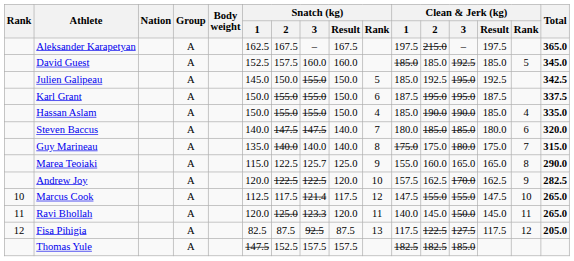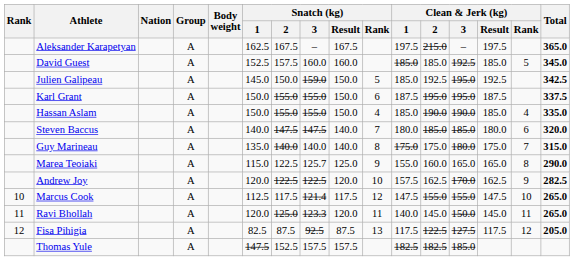(314, 79) 155.0 -> (314, 79) 159.0
